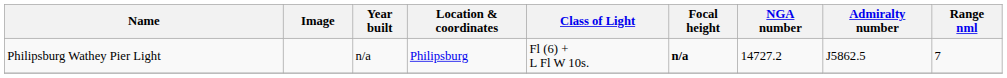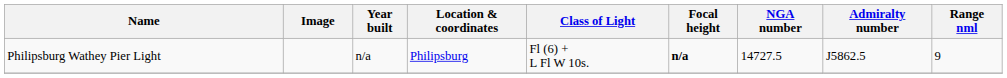(761, 55) 14727.2 -> (761, 55) 14727.5
(938, 55) 7 -> (938, 55) 9
